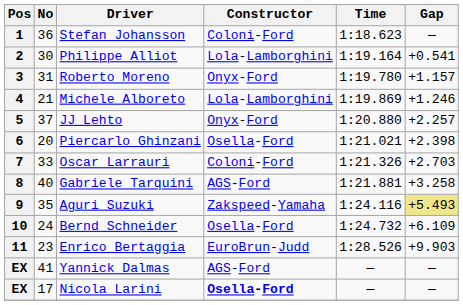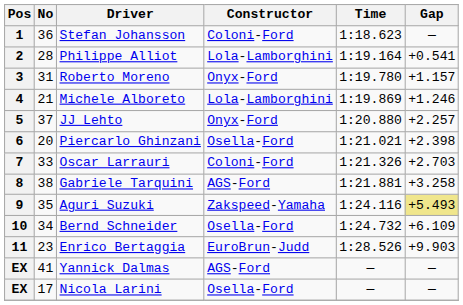(45, 58) 30 -> (45, 58) 28
(45, 185) 40 -> (45, 185) 38
(45, 227) 24 -> (45, 227) 34
(250, 290) bold -> (250, 290) normal
